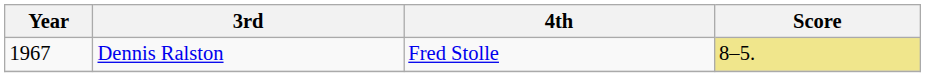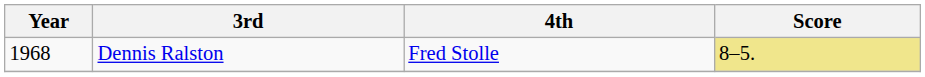(30, 53) 1967 -> (30, 53) 1968
